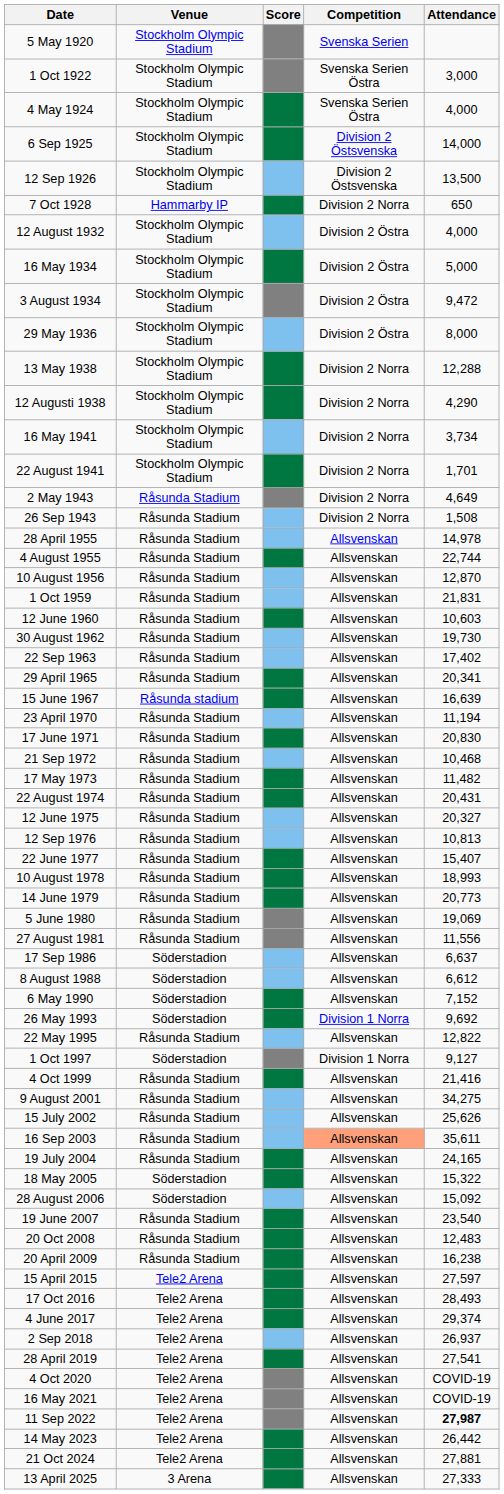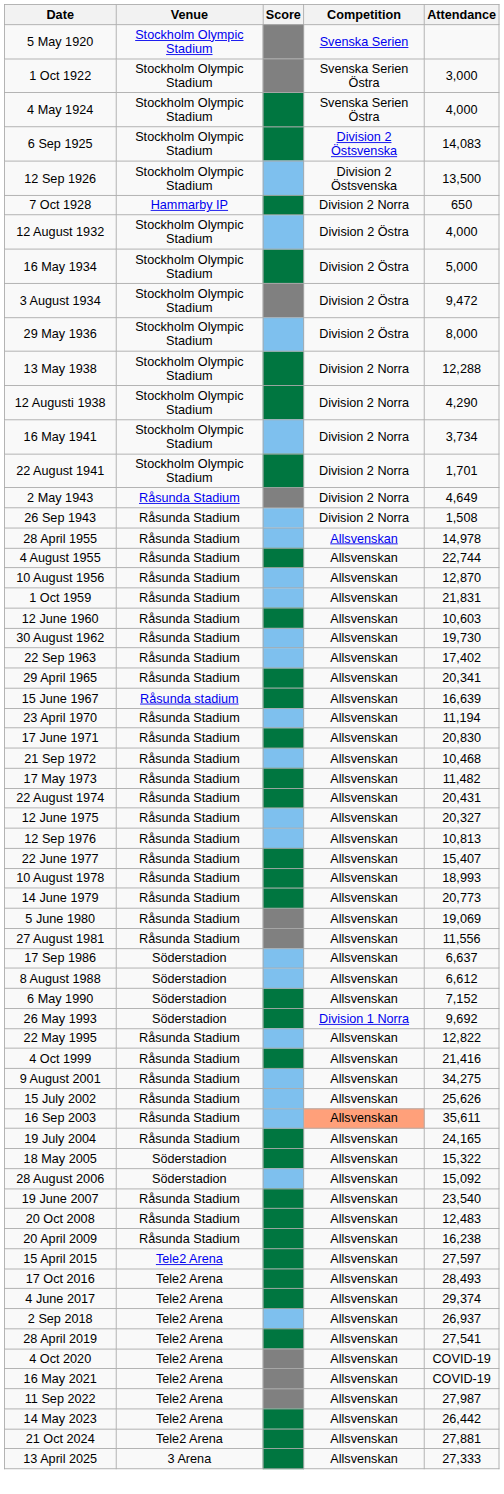(462, 144) 14,000 -> (462, 144) 14,083
- row: (60, 1059)
(462, 1419) bold -> (462, 1399) normal
